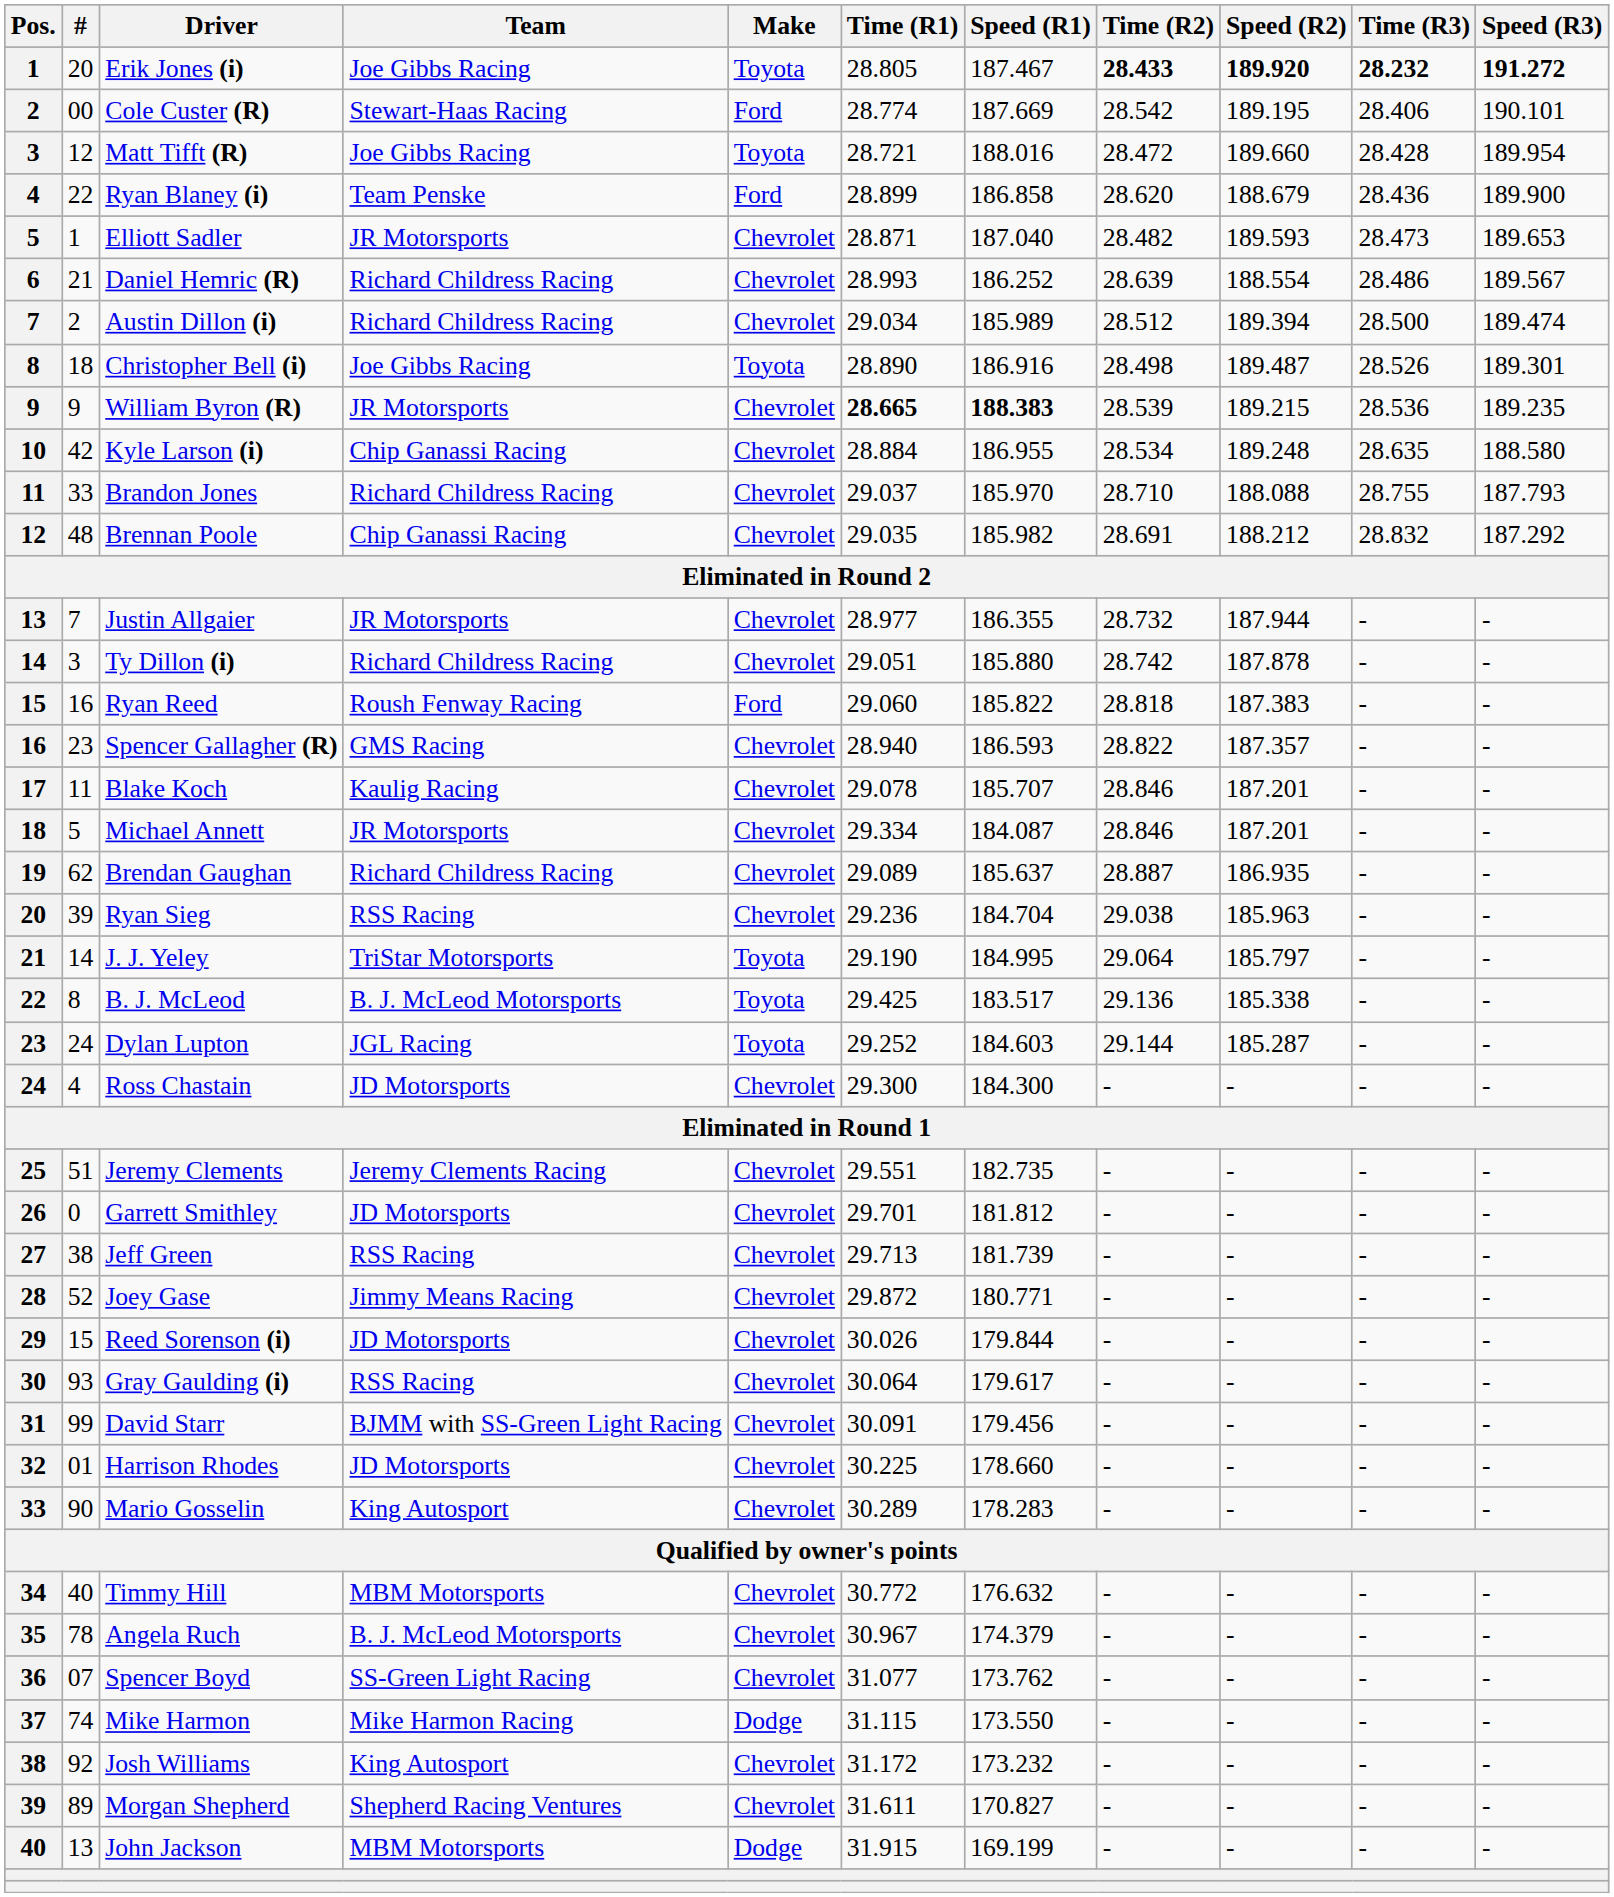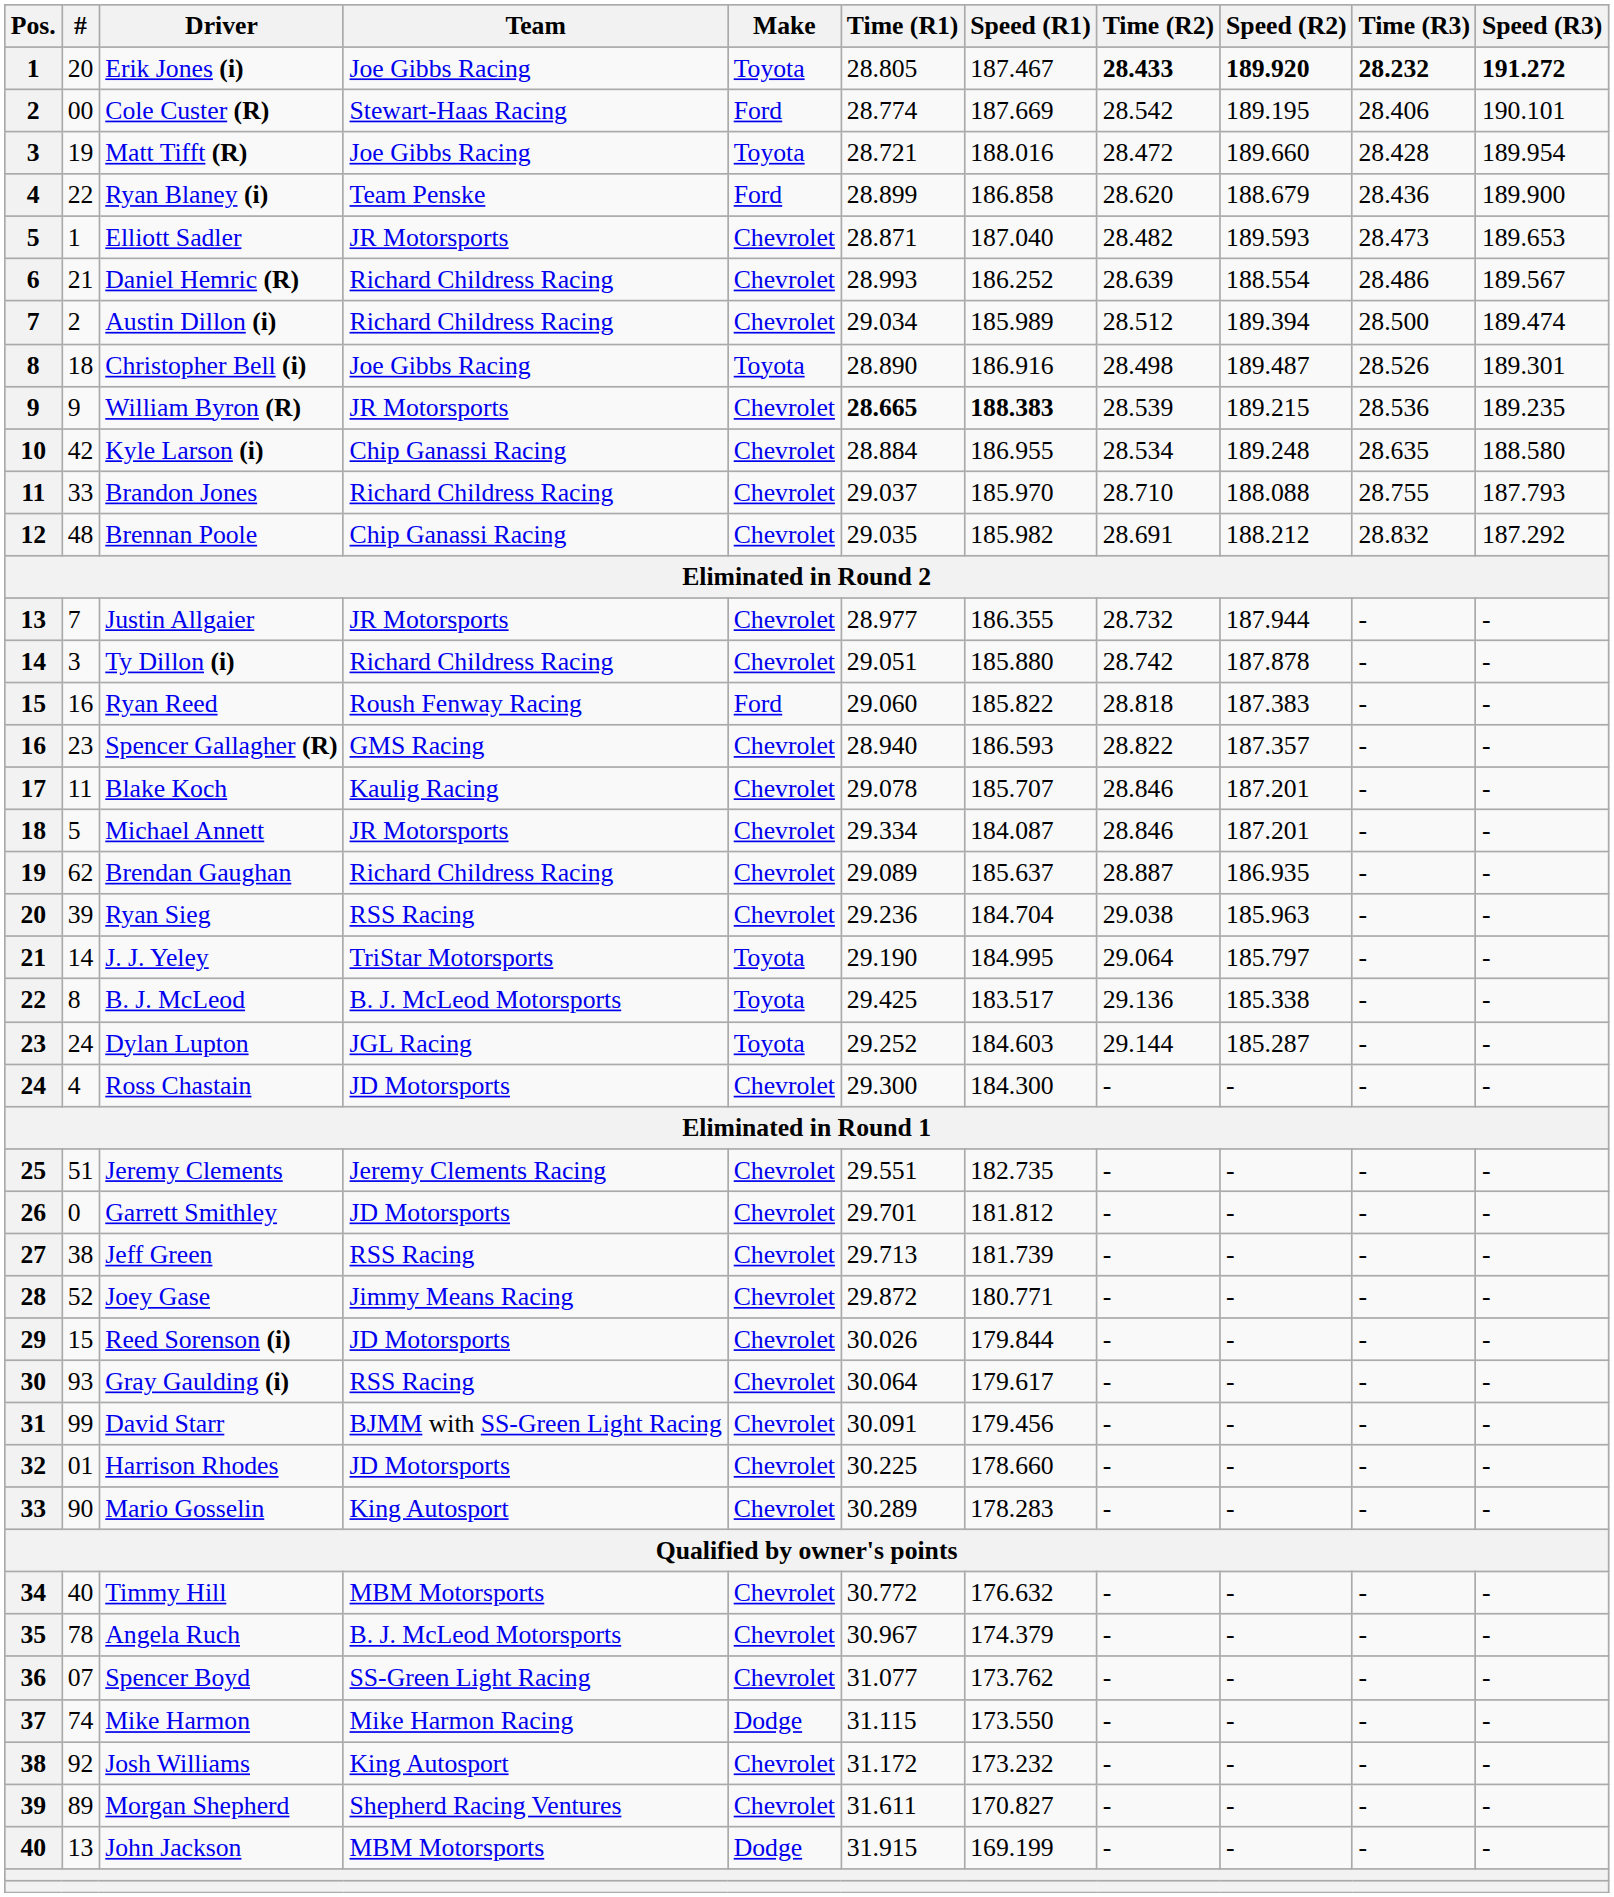(80, 152) 12 -> (80, 152) 19
